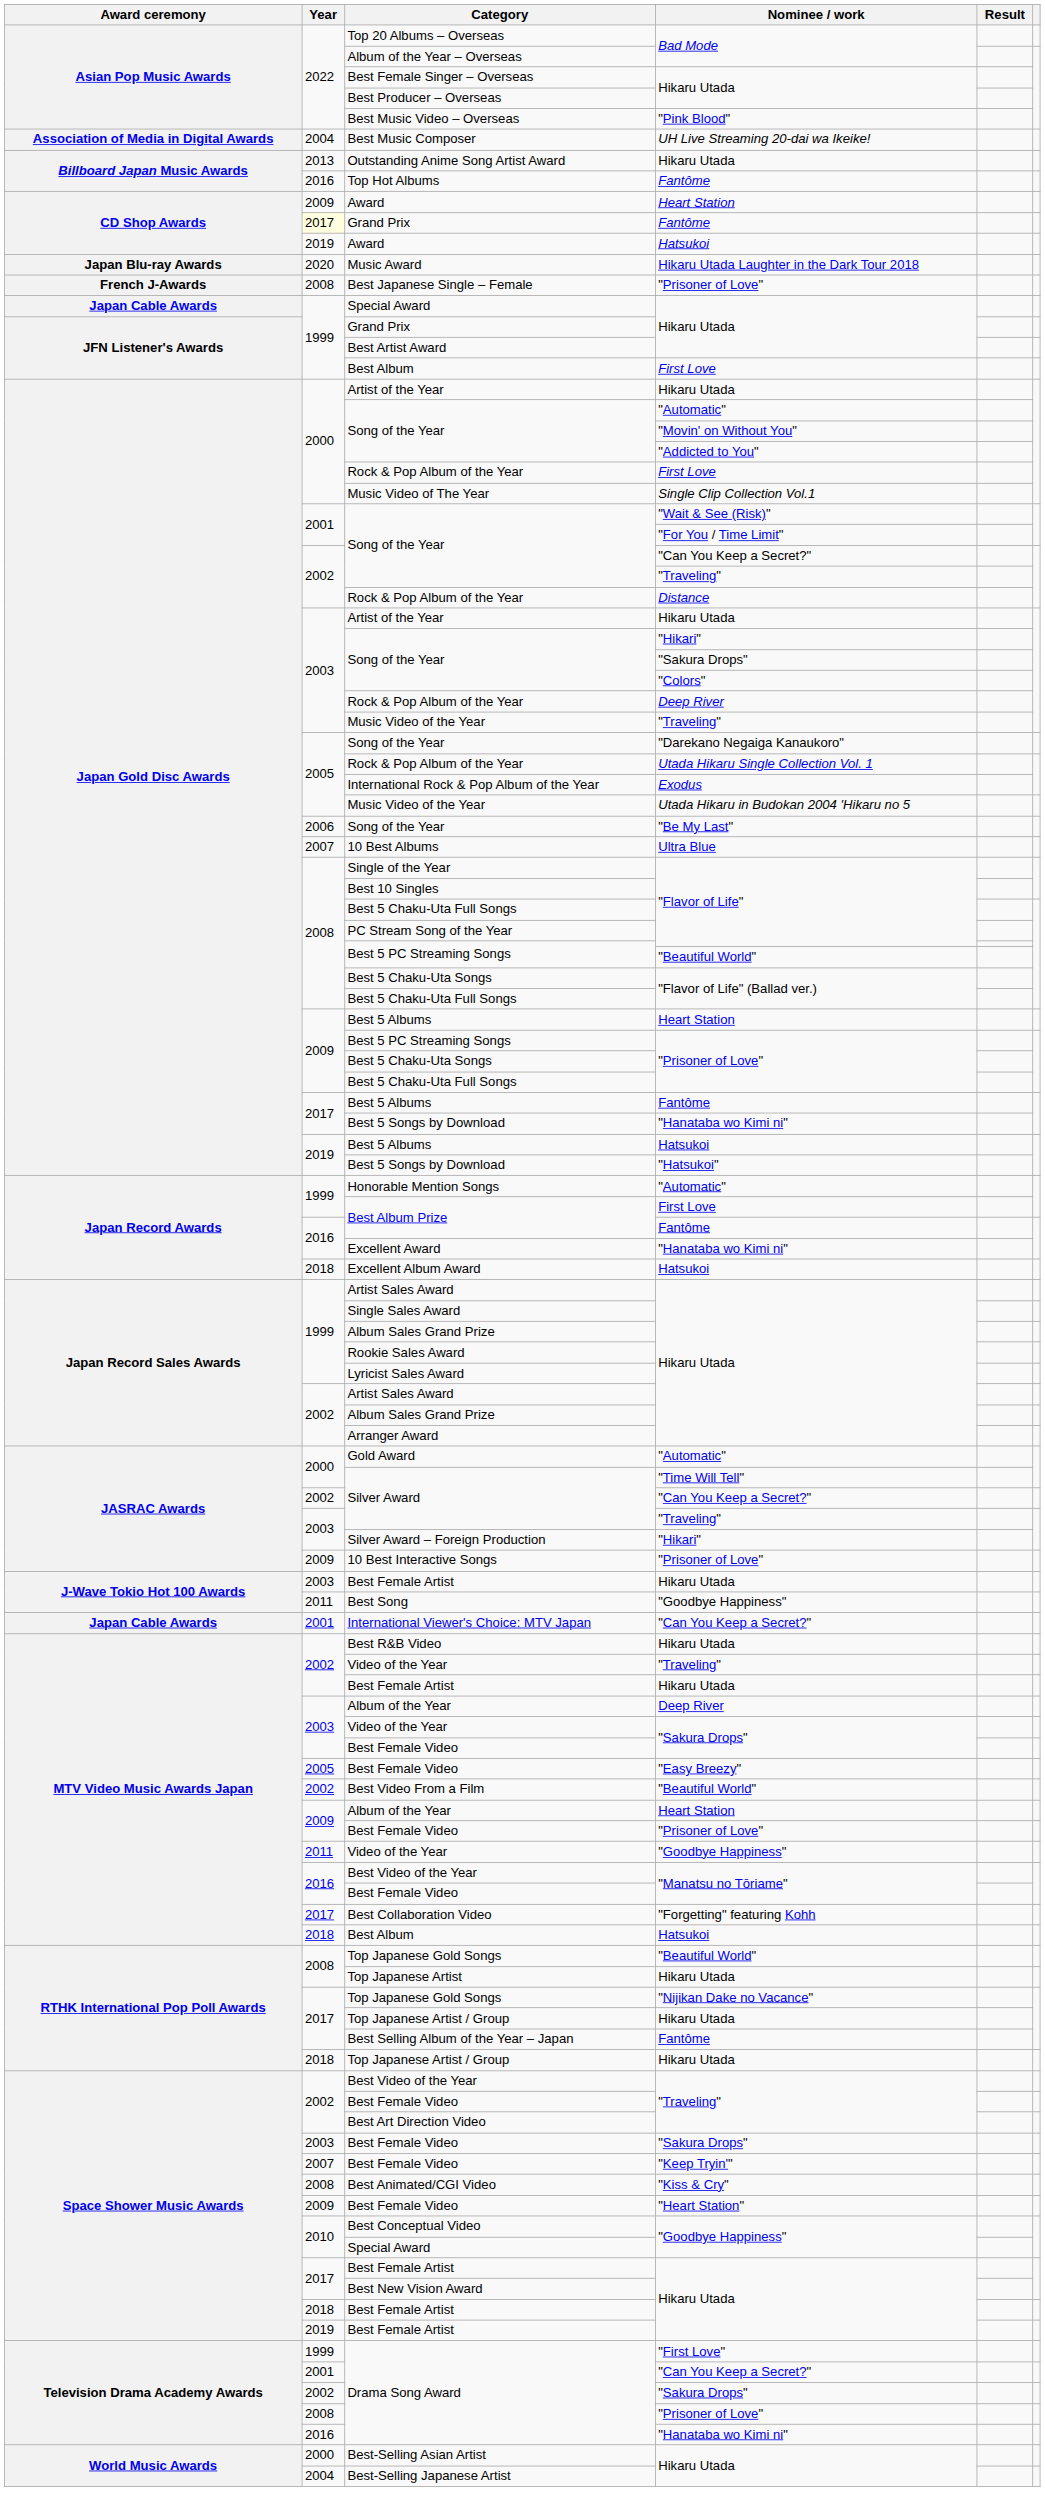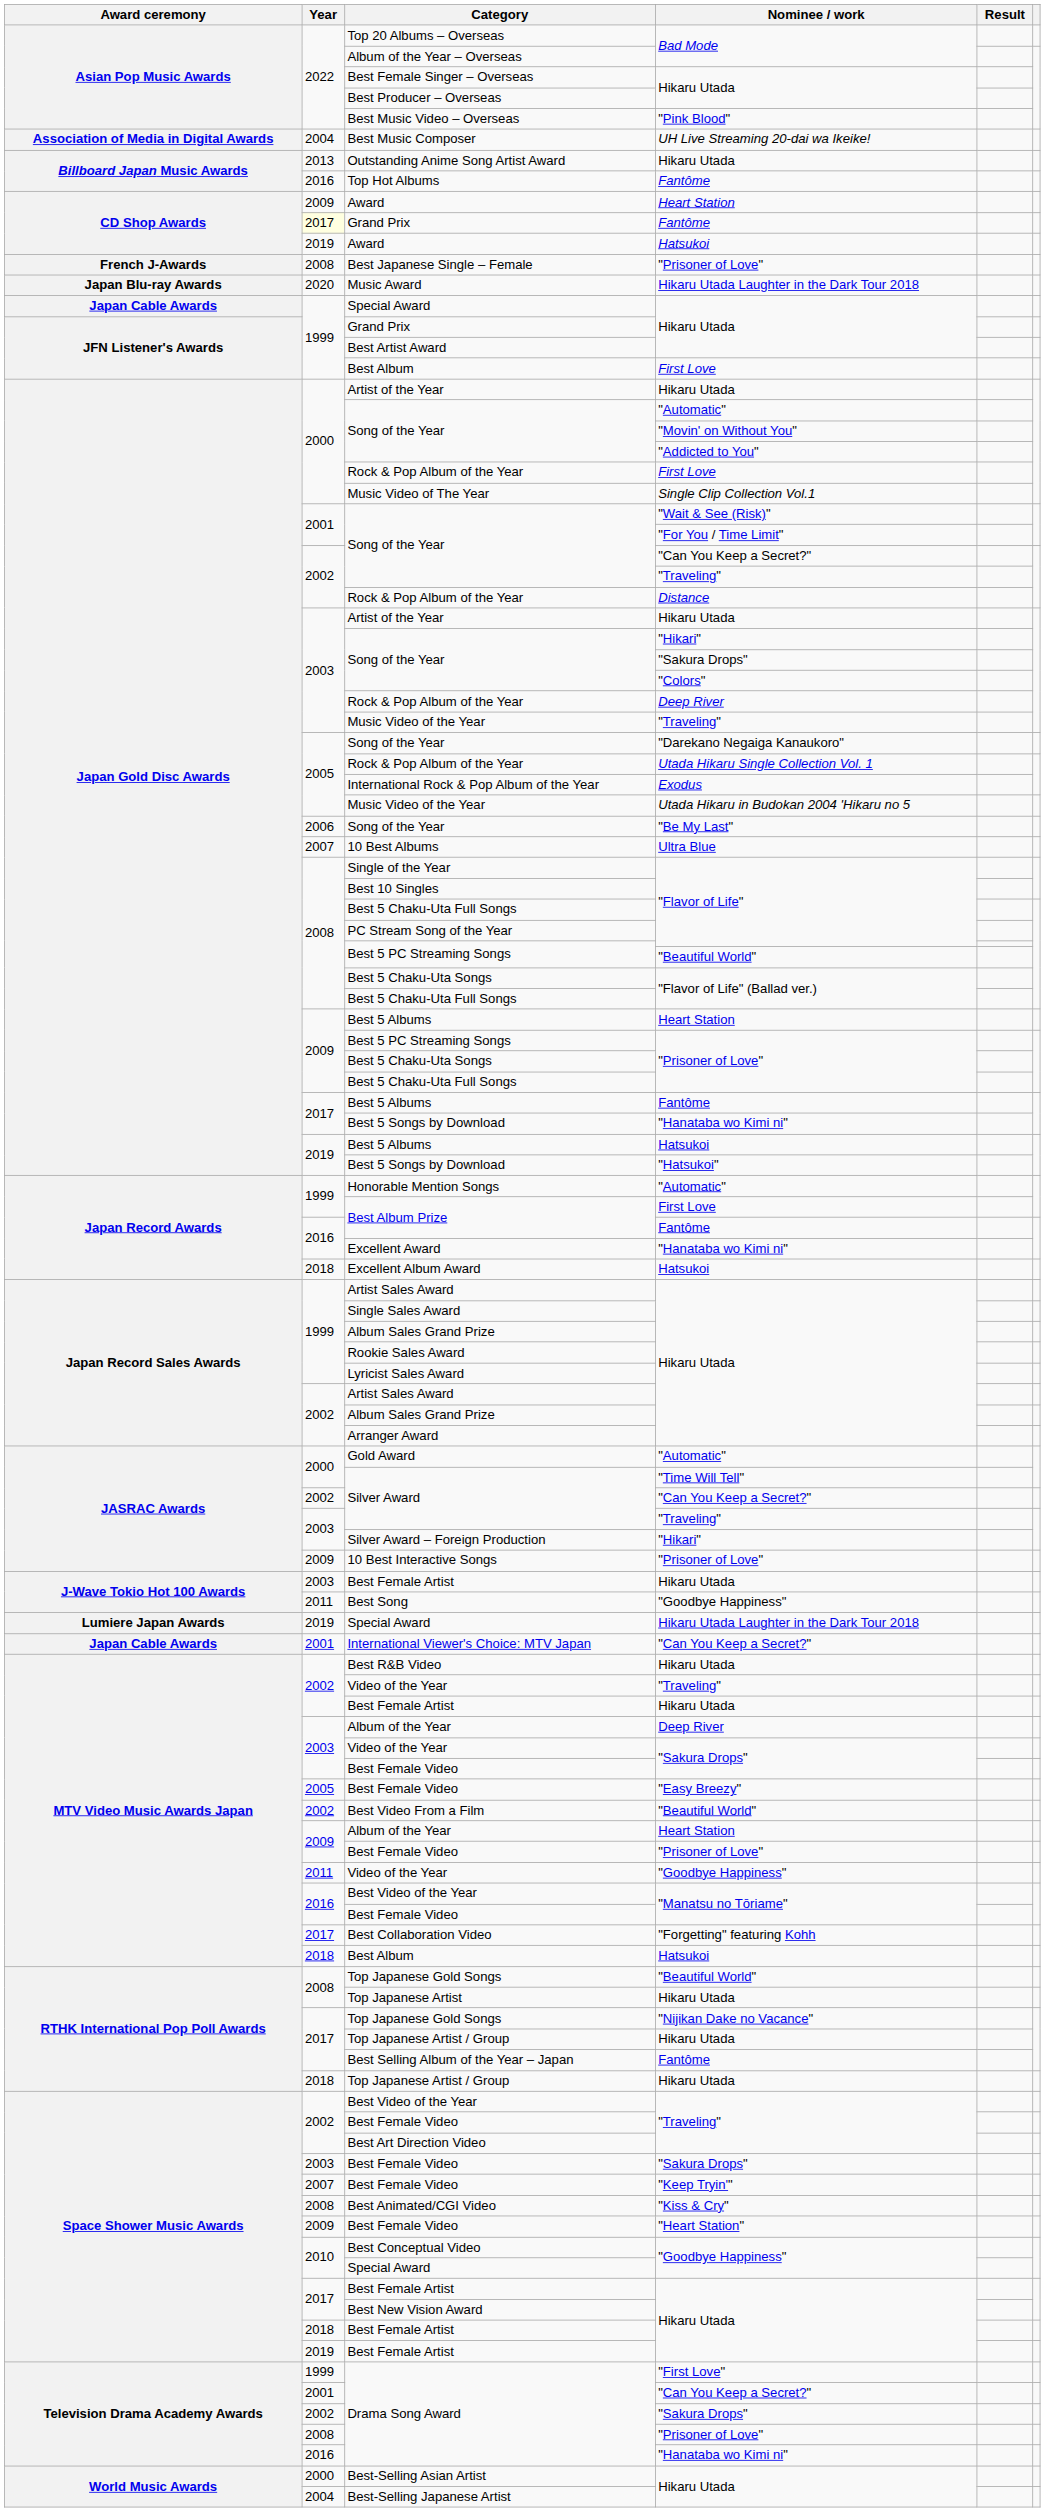rows swapped: (440, 285) <-> (384, 264)
+ row: (389, 1623)
